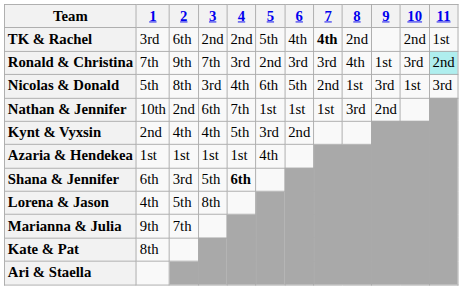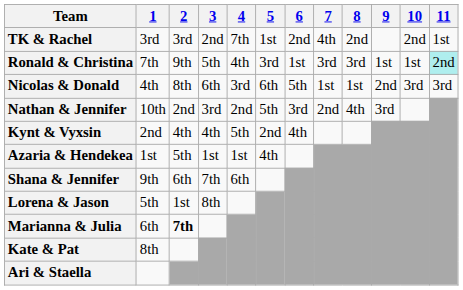(182, 39) 6th -> (183, 39) 3rd
(242, 39) 2nd -> (240, 39) 7th
(269, 39) 5th -> (268, 39) 1st
(298, 39) 4th -> (299, 39) 2nd
(327, 39) bold -> (326, 39) normal
(211, 62) 7th -> (211, 62) 5th
(240, 62) 3rd -> (240, 62) 4th
(270, 62) 2nd -> (269, 62) 3rd
(298, 62) 3rd -> (297, 62) 1st
(355, 62) 4th -> (356, 62) 3rd
(413, 62) 3rd -> (412, 62) 1st
(149, 86) 5th -> (149, 86) 4th
(211, 86) 3rd -> (211, 86) 6th
(240, 86) 4th -> (240, 86) 3rd
(328, 86) 2nd -> (326, 86) 1st
(385, 86) 3rd -> (386, 86) 2nd
(412, 86) 1st -> (413, 86) 3rd
(211, 109) 6th -> (211, 109) 3rd
(240, 109) 7th -> (242, 109) 2nd
(268, 109) 1st -> (269, 109) 5th
(297, 109) 1st -> (298, 109) 3rd
(326, 109) 1st -> (328, 109) 2nd
(356, 109) 3rd -> (355, 109) 4th
(386, 109) 2nd -> (385, 109) 3rd
(269, 132) 3rd -> (270, 132) 2nd
(299, 132) 2nd -> (298, 132) 4th
(181, 156) 1st -> (182, 156) 5th
(149, 179) 6th -> (149, 179) 9th
(183, 179) 3rd -> (182, 179) 6th
(211, 179) 5th -> (211, 179) 7th
(241, 179) bold -> (240, 179) normal
(149, 202) 4th -> (149, 202) 5th
(182, 202) 5th -> (181, 202) 1st
(149, 226) 9th -> (149, 226) 6th
(182, 226) normal -> (183, 226) bold
